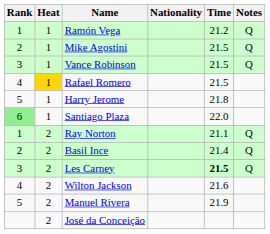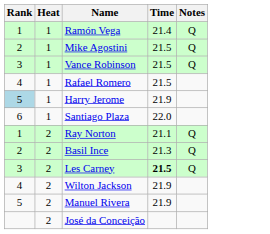- column: (176, 13)
(219, 30) 21.2 -> (162, 30) 21.4
(48, 82) gold background -> (48, 82) no background
(20, 99) no background -> (20, 99) lightblue background
(219, 99) 21.8 -> (162, 99) 21.9
(20, 116) lightgreen background -> (20, 116) no background
(219, 151) 21.4 -> (162, 151) 21.3
(219, 185) 21.6 -> (162, 185) 21.9
